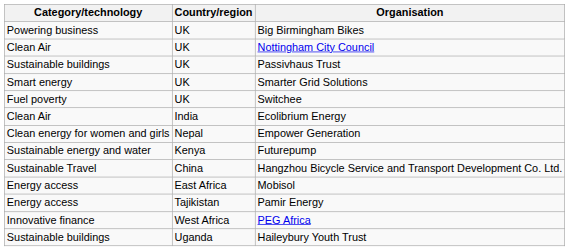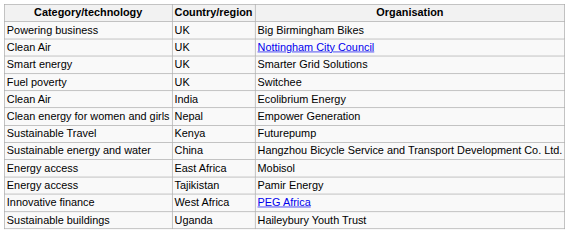- row: (299, 64)
(79, 151) Sustainable energy and water -> (52, 133) Sustainable Travel
(52, 168) Sustainable Travel -> (79, 151) Sustainable energy and water
